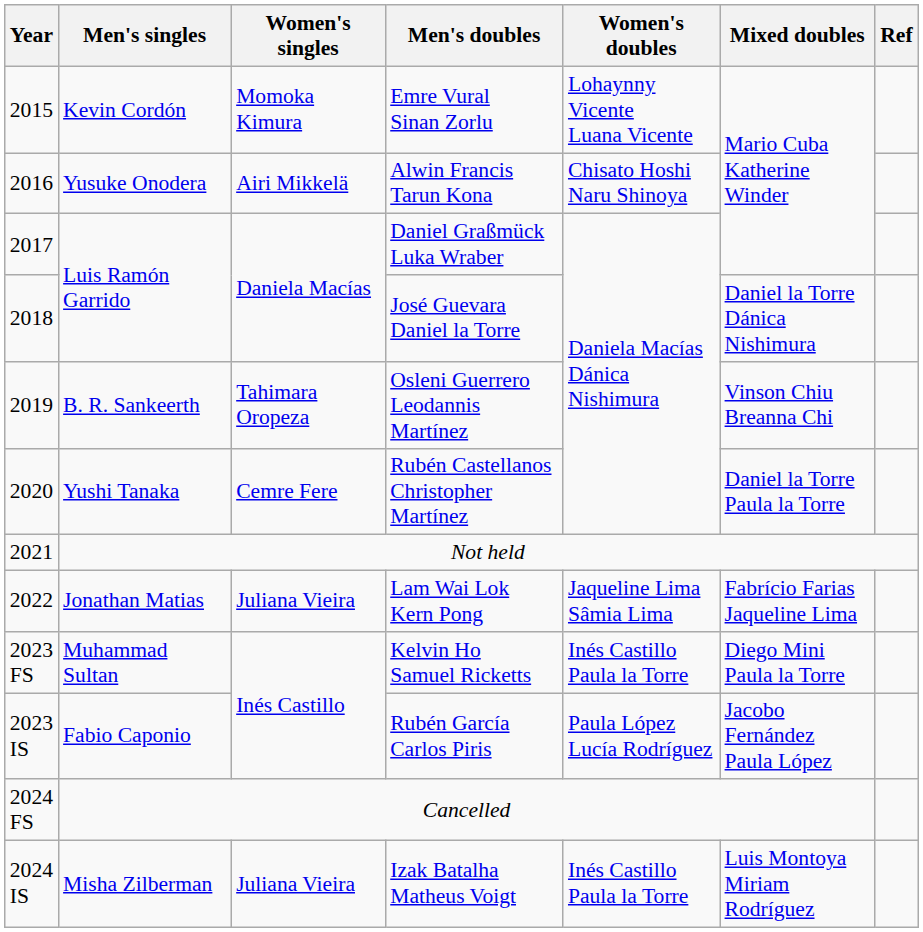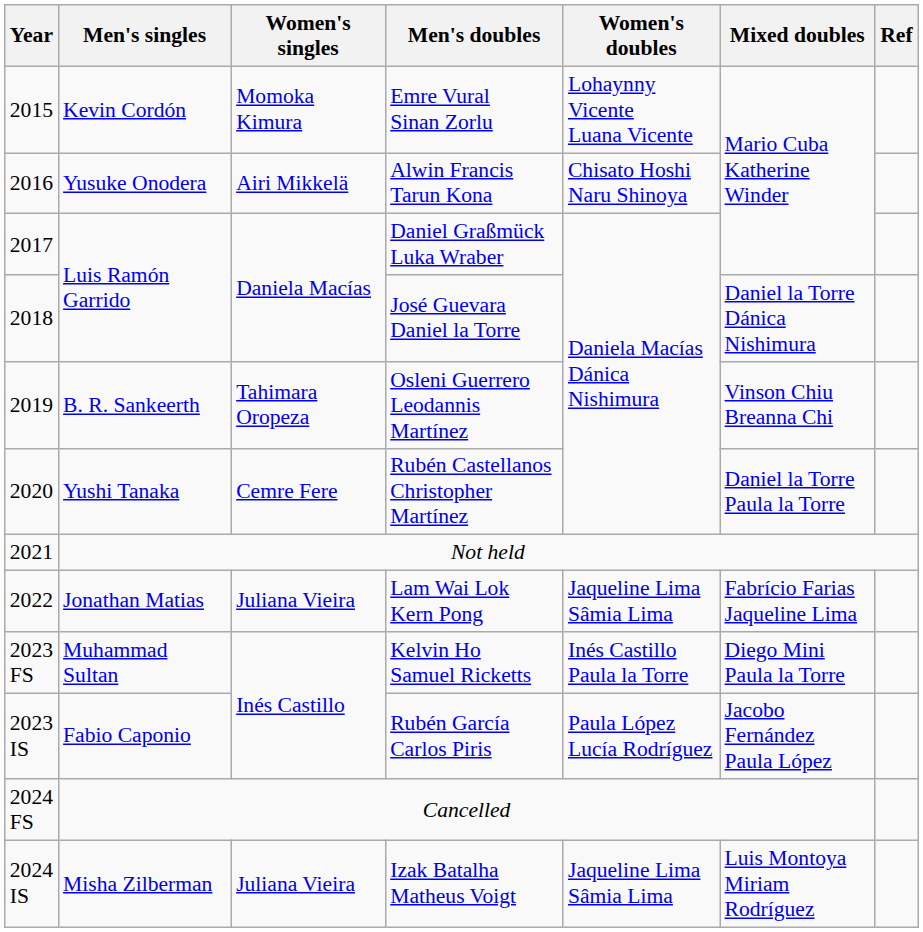(628, 883) Inés Castillo Paula la Torre -> (634, 883) Jaqueline Lima Sâmia Lima
